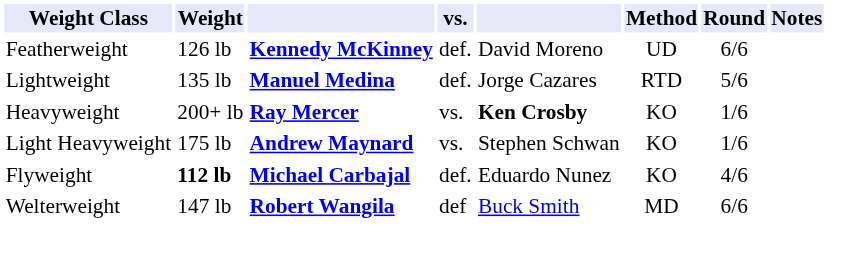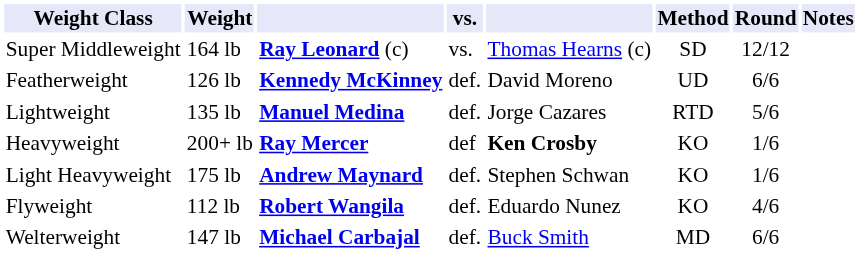+ row: (93, 49)
(451, 112) vs. -> (462, 143) def
(451, 143) vs. -> (465, 174) def.
(204, 174) bold -> (213, 206) normal
(330, 174) Michael Carbajal -> (332, 206) Robert Wangila
(322, 206) Robert Wangila -> (339, 237) Michael Carbajal
(453, 206) def -> (465, 237) def.
